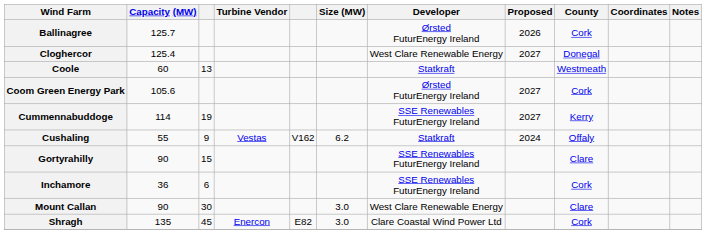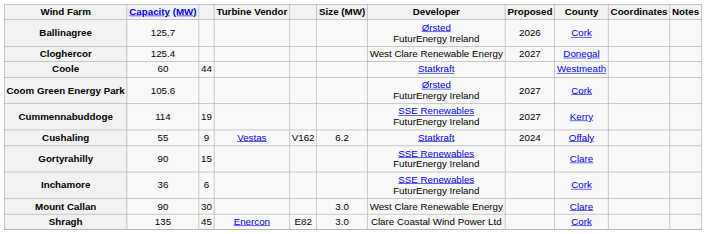(206, 69) 13 -> (206, 69) 44
